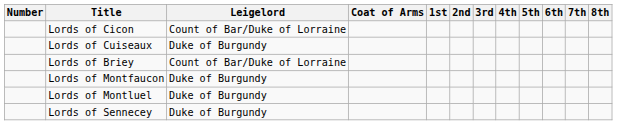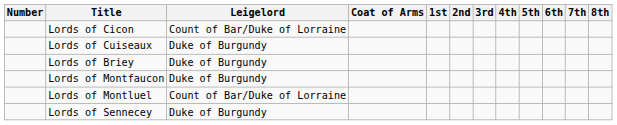(258, 62) Count of Bar/Duke of Lorraine -> (218, 62) Duke of Burgundy
(218, 95) Duke of Burgundy -> (258, 95) Count of Bar/Duke of Lorraine
